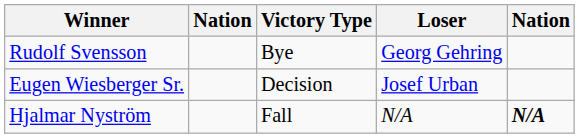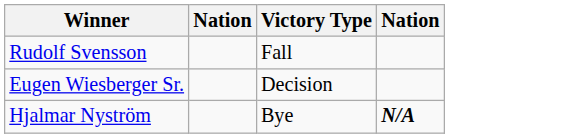- column: (442, 20)
(277, 52) Bye -> (277, 52) Fall
(277, 116) Fall -> (277, 116) Bye
